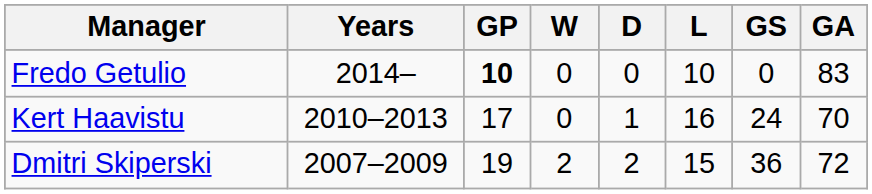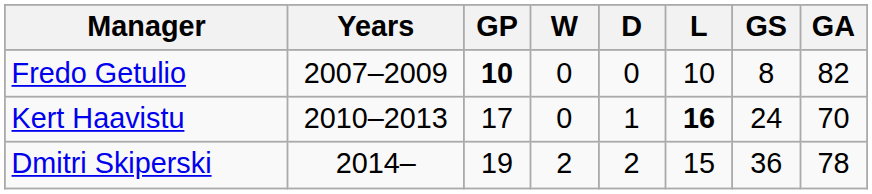(376, 73) 2014– -> (376, 73) 2007–2009
(766, 73) 0 -> (766, 73) 8
(833, 73) 83 -> (833, 73) 82
(699, 118) normal -> (699, 118) bold
(376, 164) 2007–2009 -> (376, 164) 2014–
(833, 164) 72 -> (833, 164) 78
